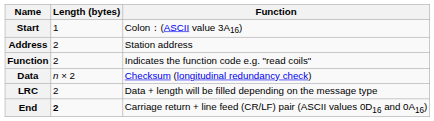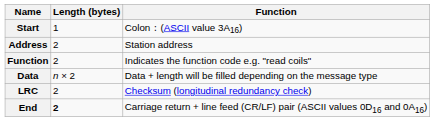(218, 76) Checksum (longitudinal redundancy check) -> (251, 76) Data + length will be filled depending on the message type
(251, 91) Data + length will be filled depending on the message type -> (218, 91) Checksum (longitudinal redundancy check)
